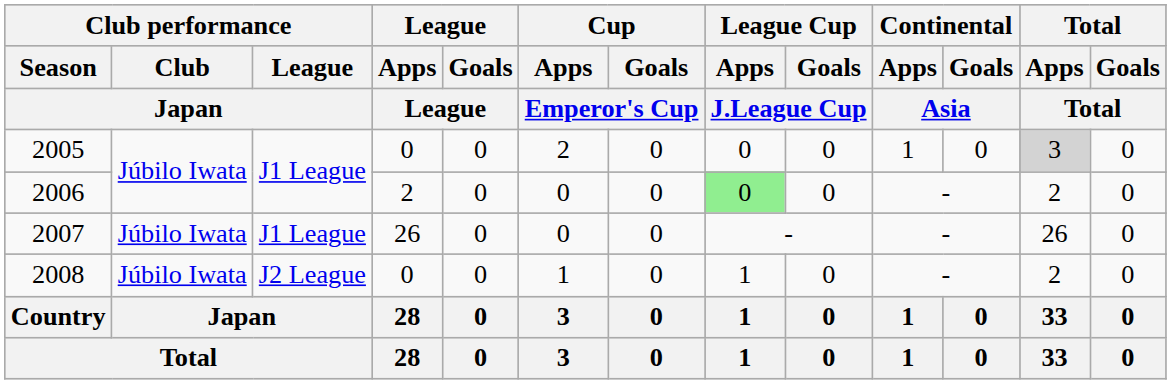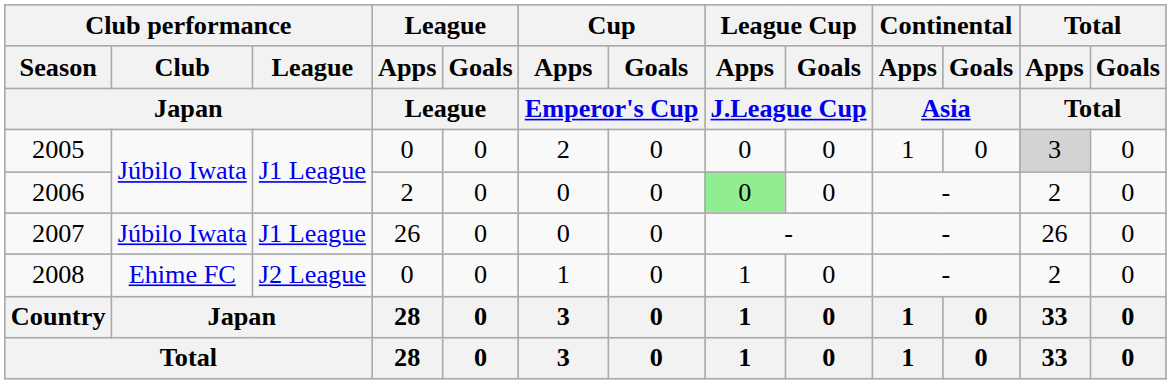(182, 274) Júbilo Iwata -> (182, 274) Ehime FC
